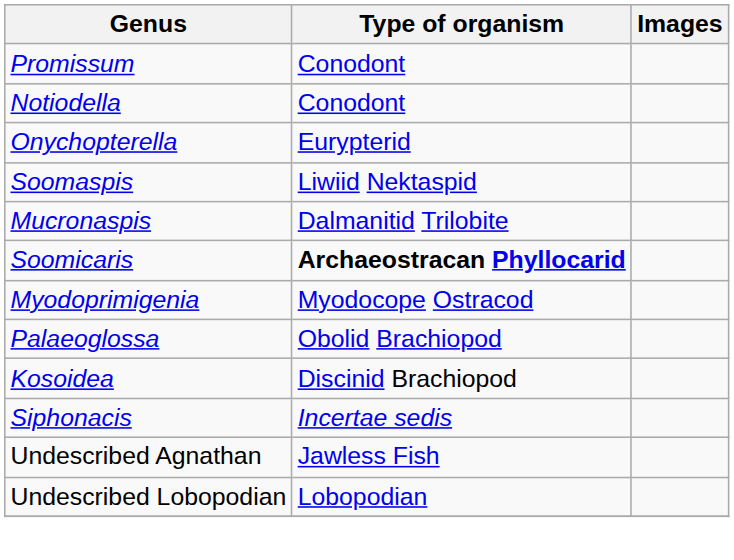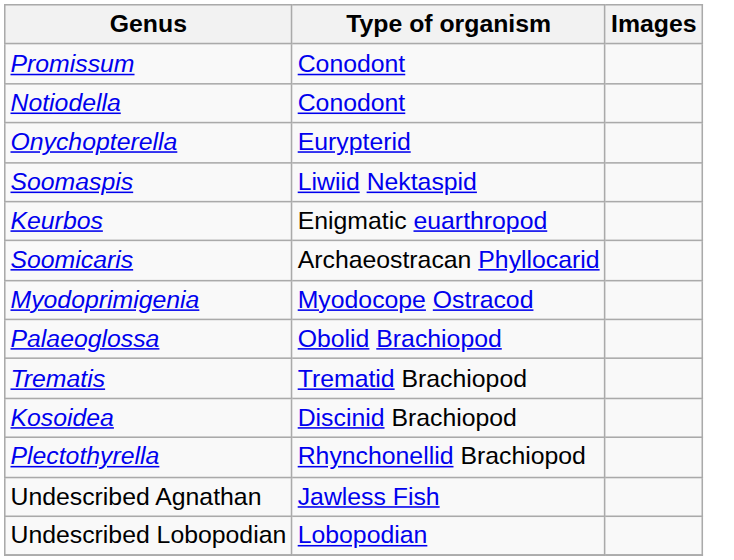+ row: (57, 220)
- row: (81, 220)
(462, 260) bold -> (449, 260) normal
+ row: (58, 378)
+ row: (85, 456)
- row: (71, 417)
